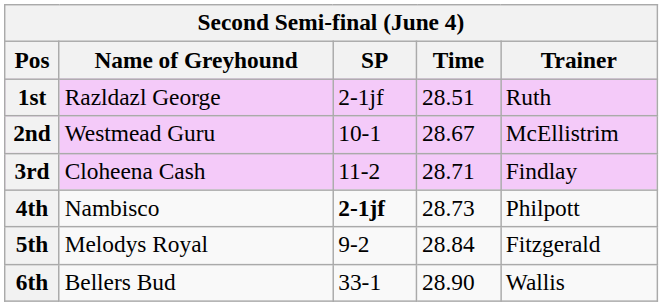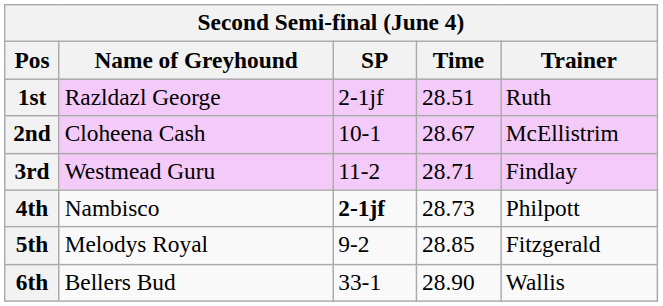(140, 134) Westmead Guru -> (135, 134) Cloheena Cash
(135, 171) Cloheena Cash -> (140, 171) Westmead Guru
(448, 245) 28.84 -> (448, 245) 28.85
